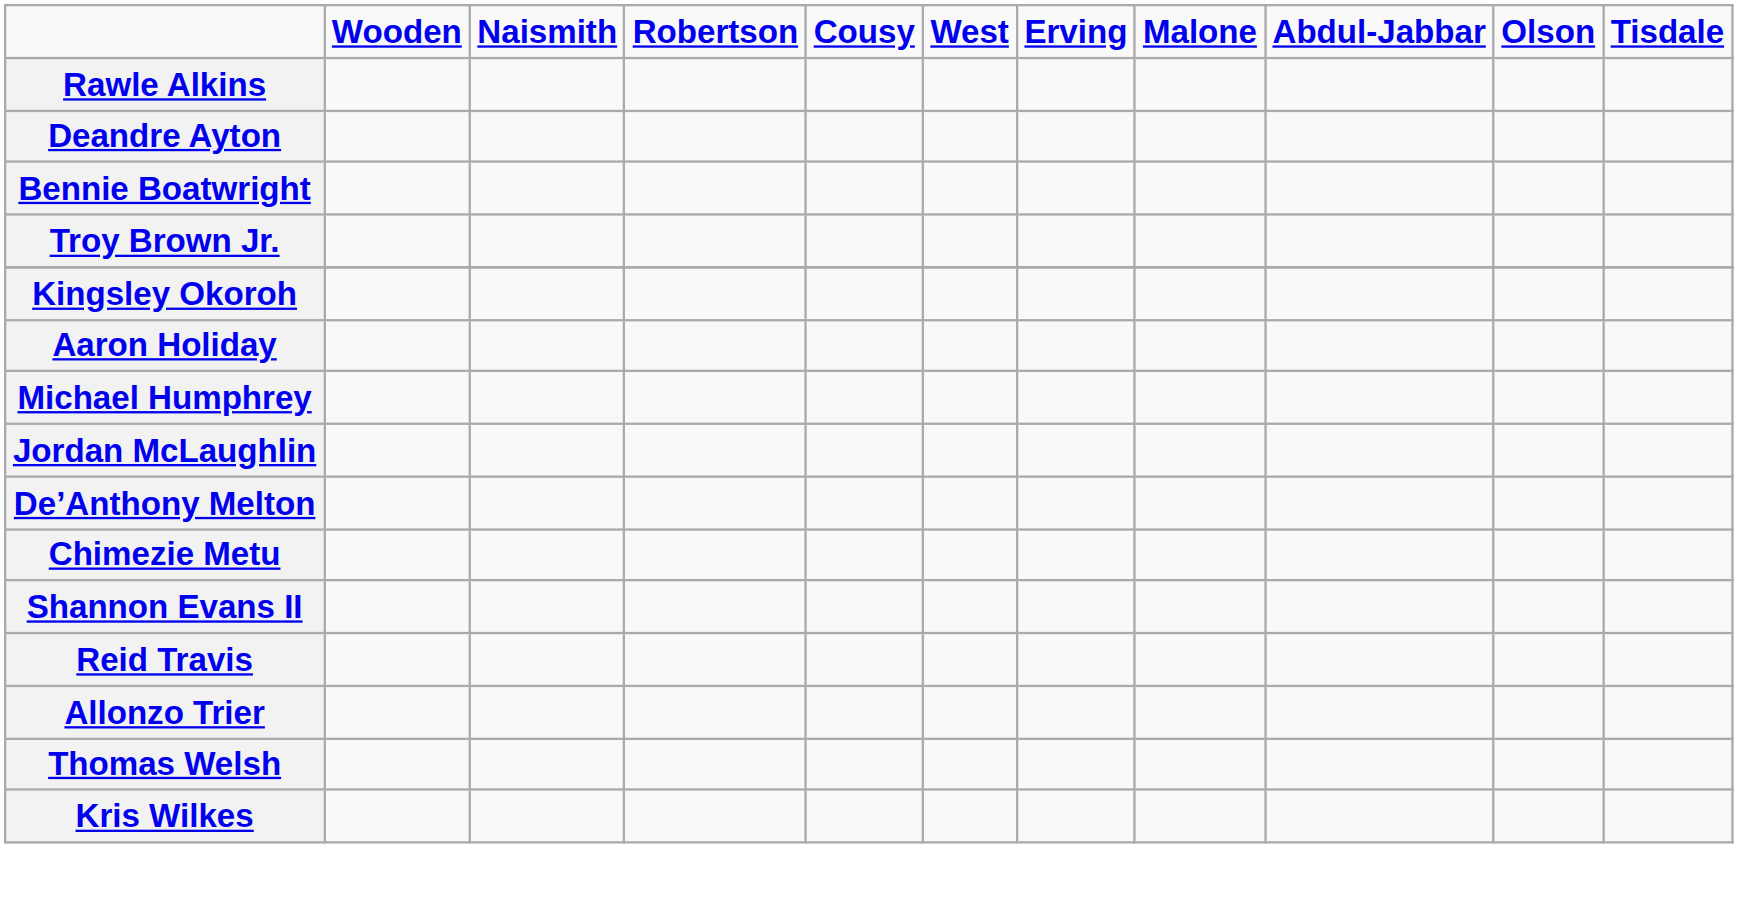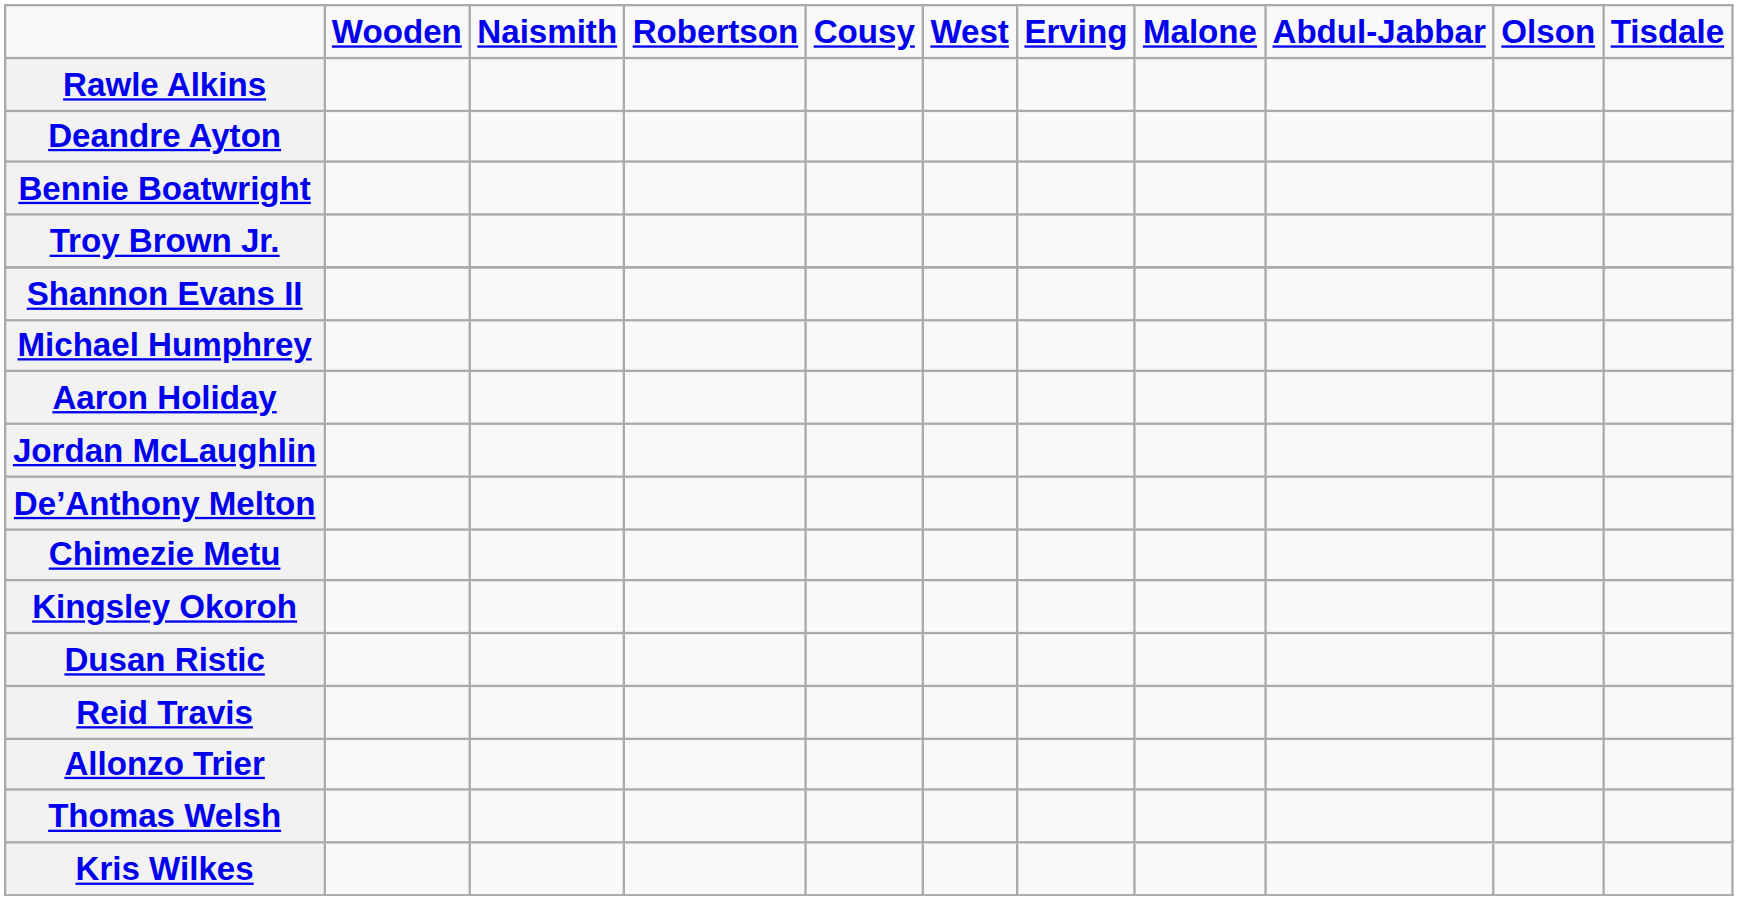rows swapped: (165, 607) <-> (165, 293)
rows swapped: (165, 346) <-> (165, 398)
+ row: (165, 660)
